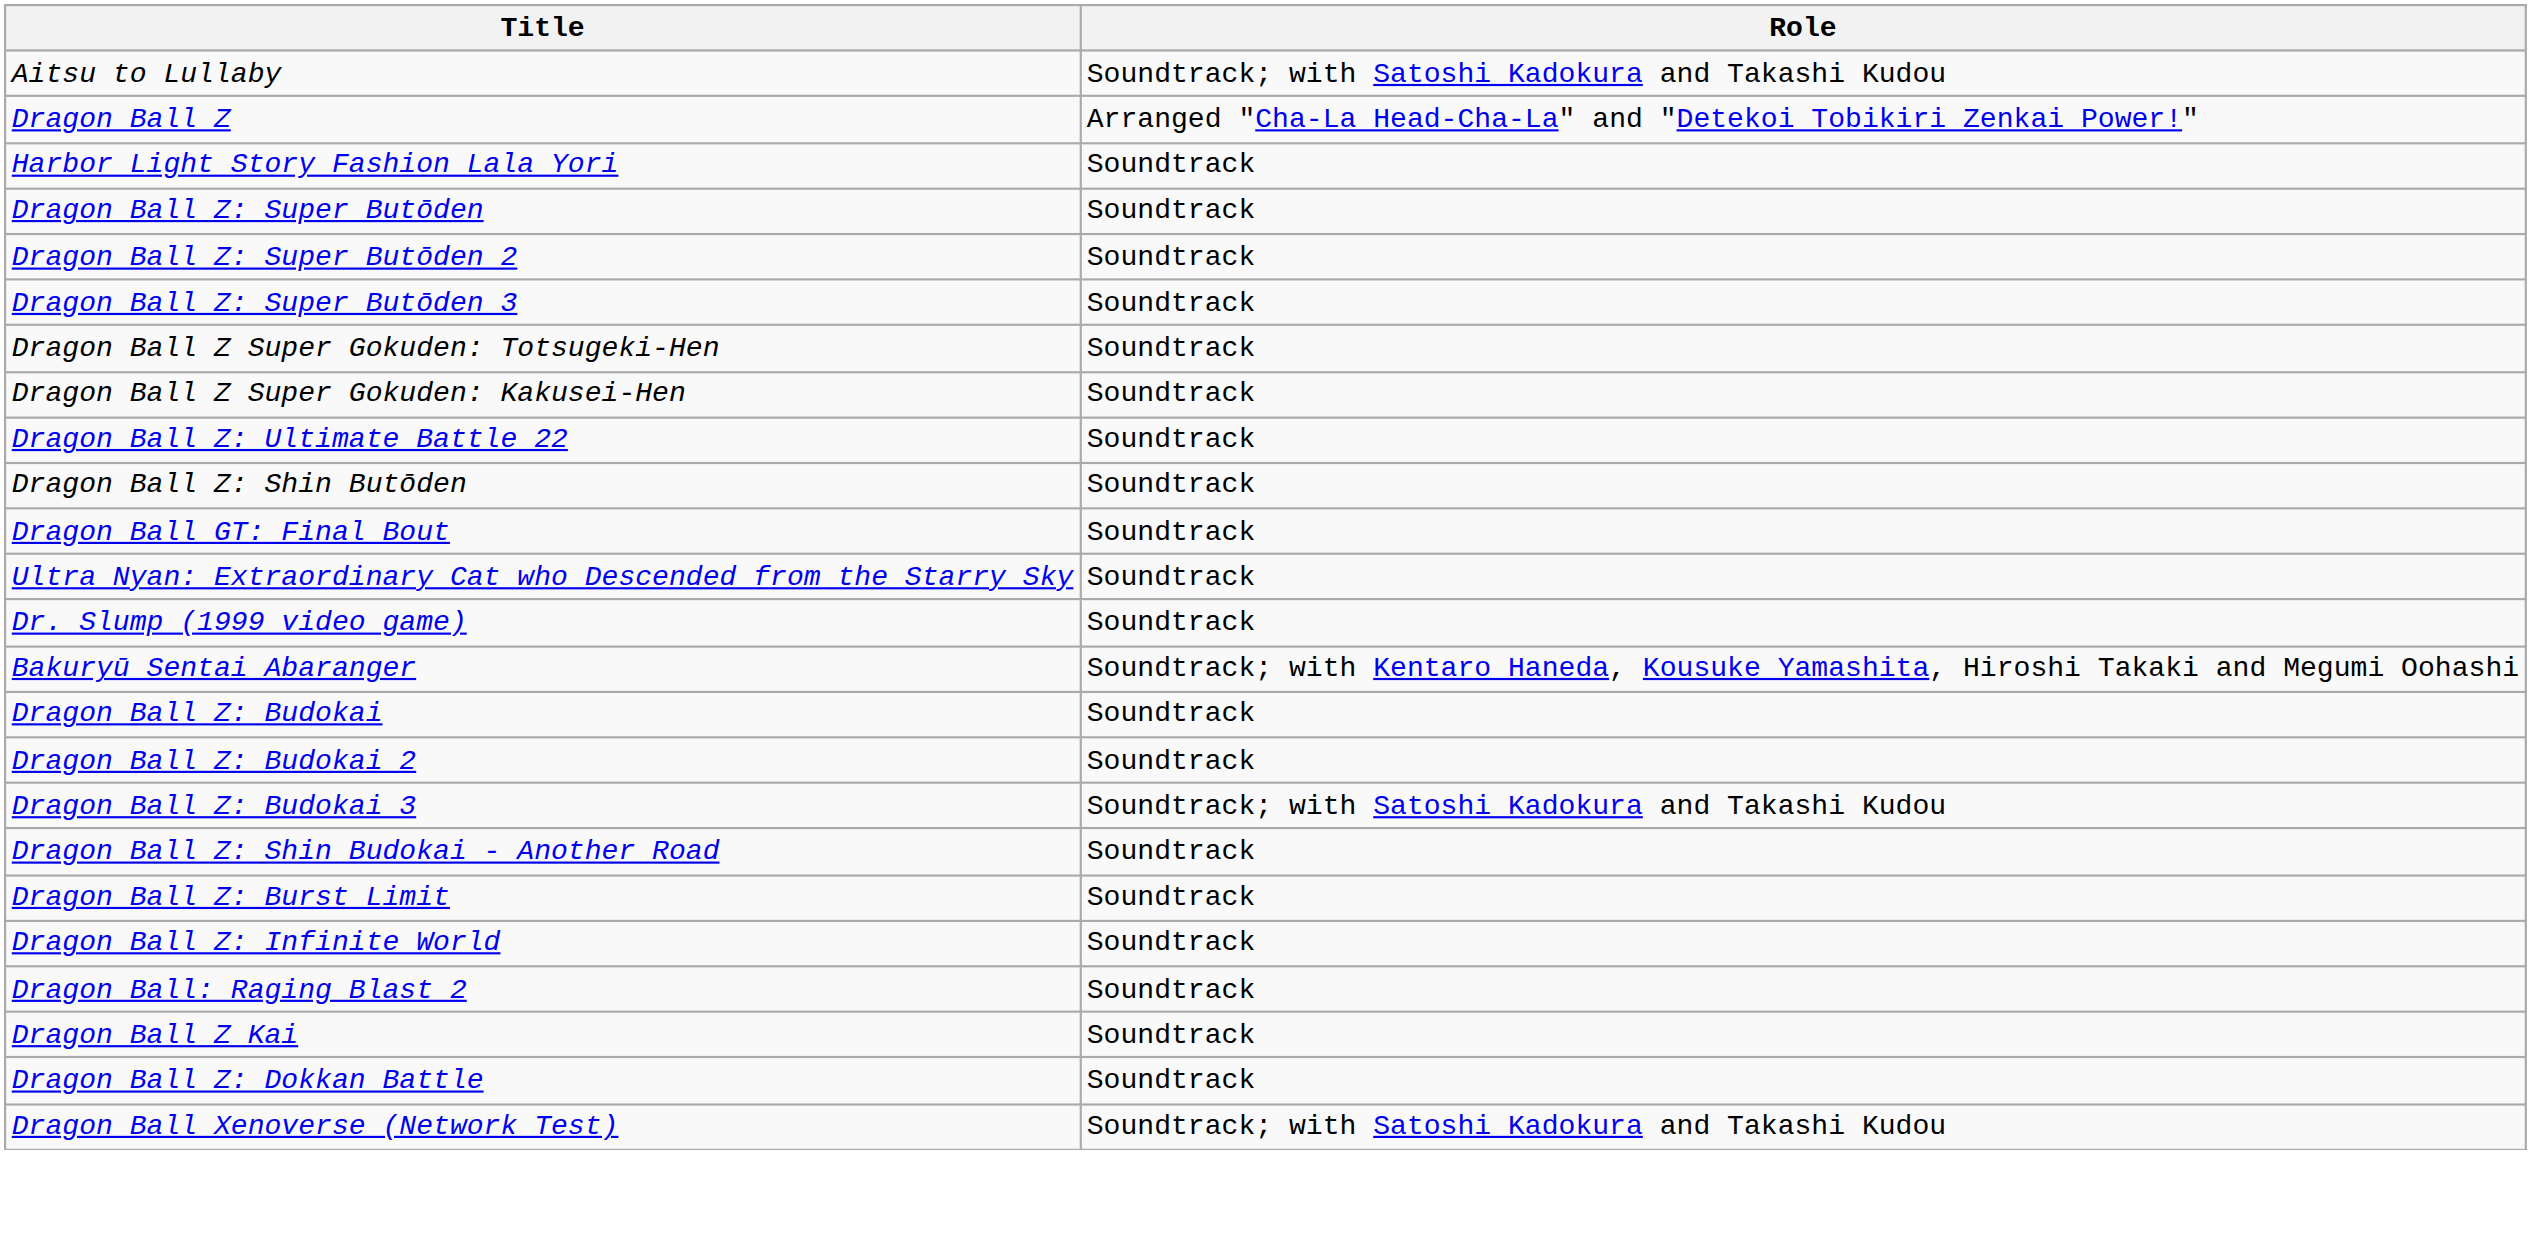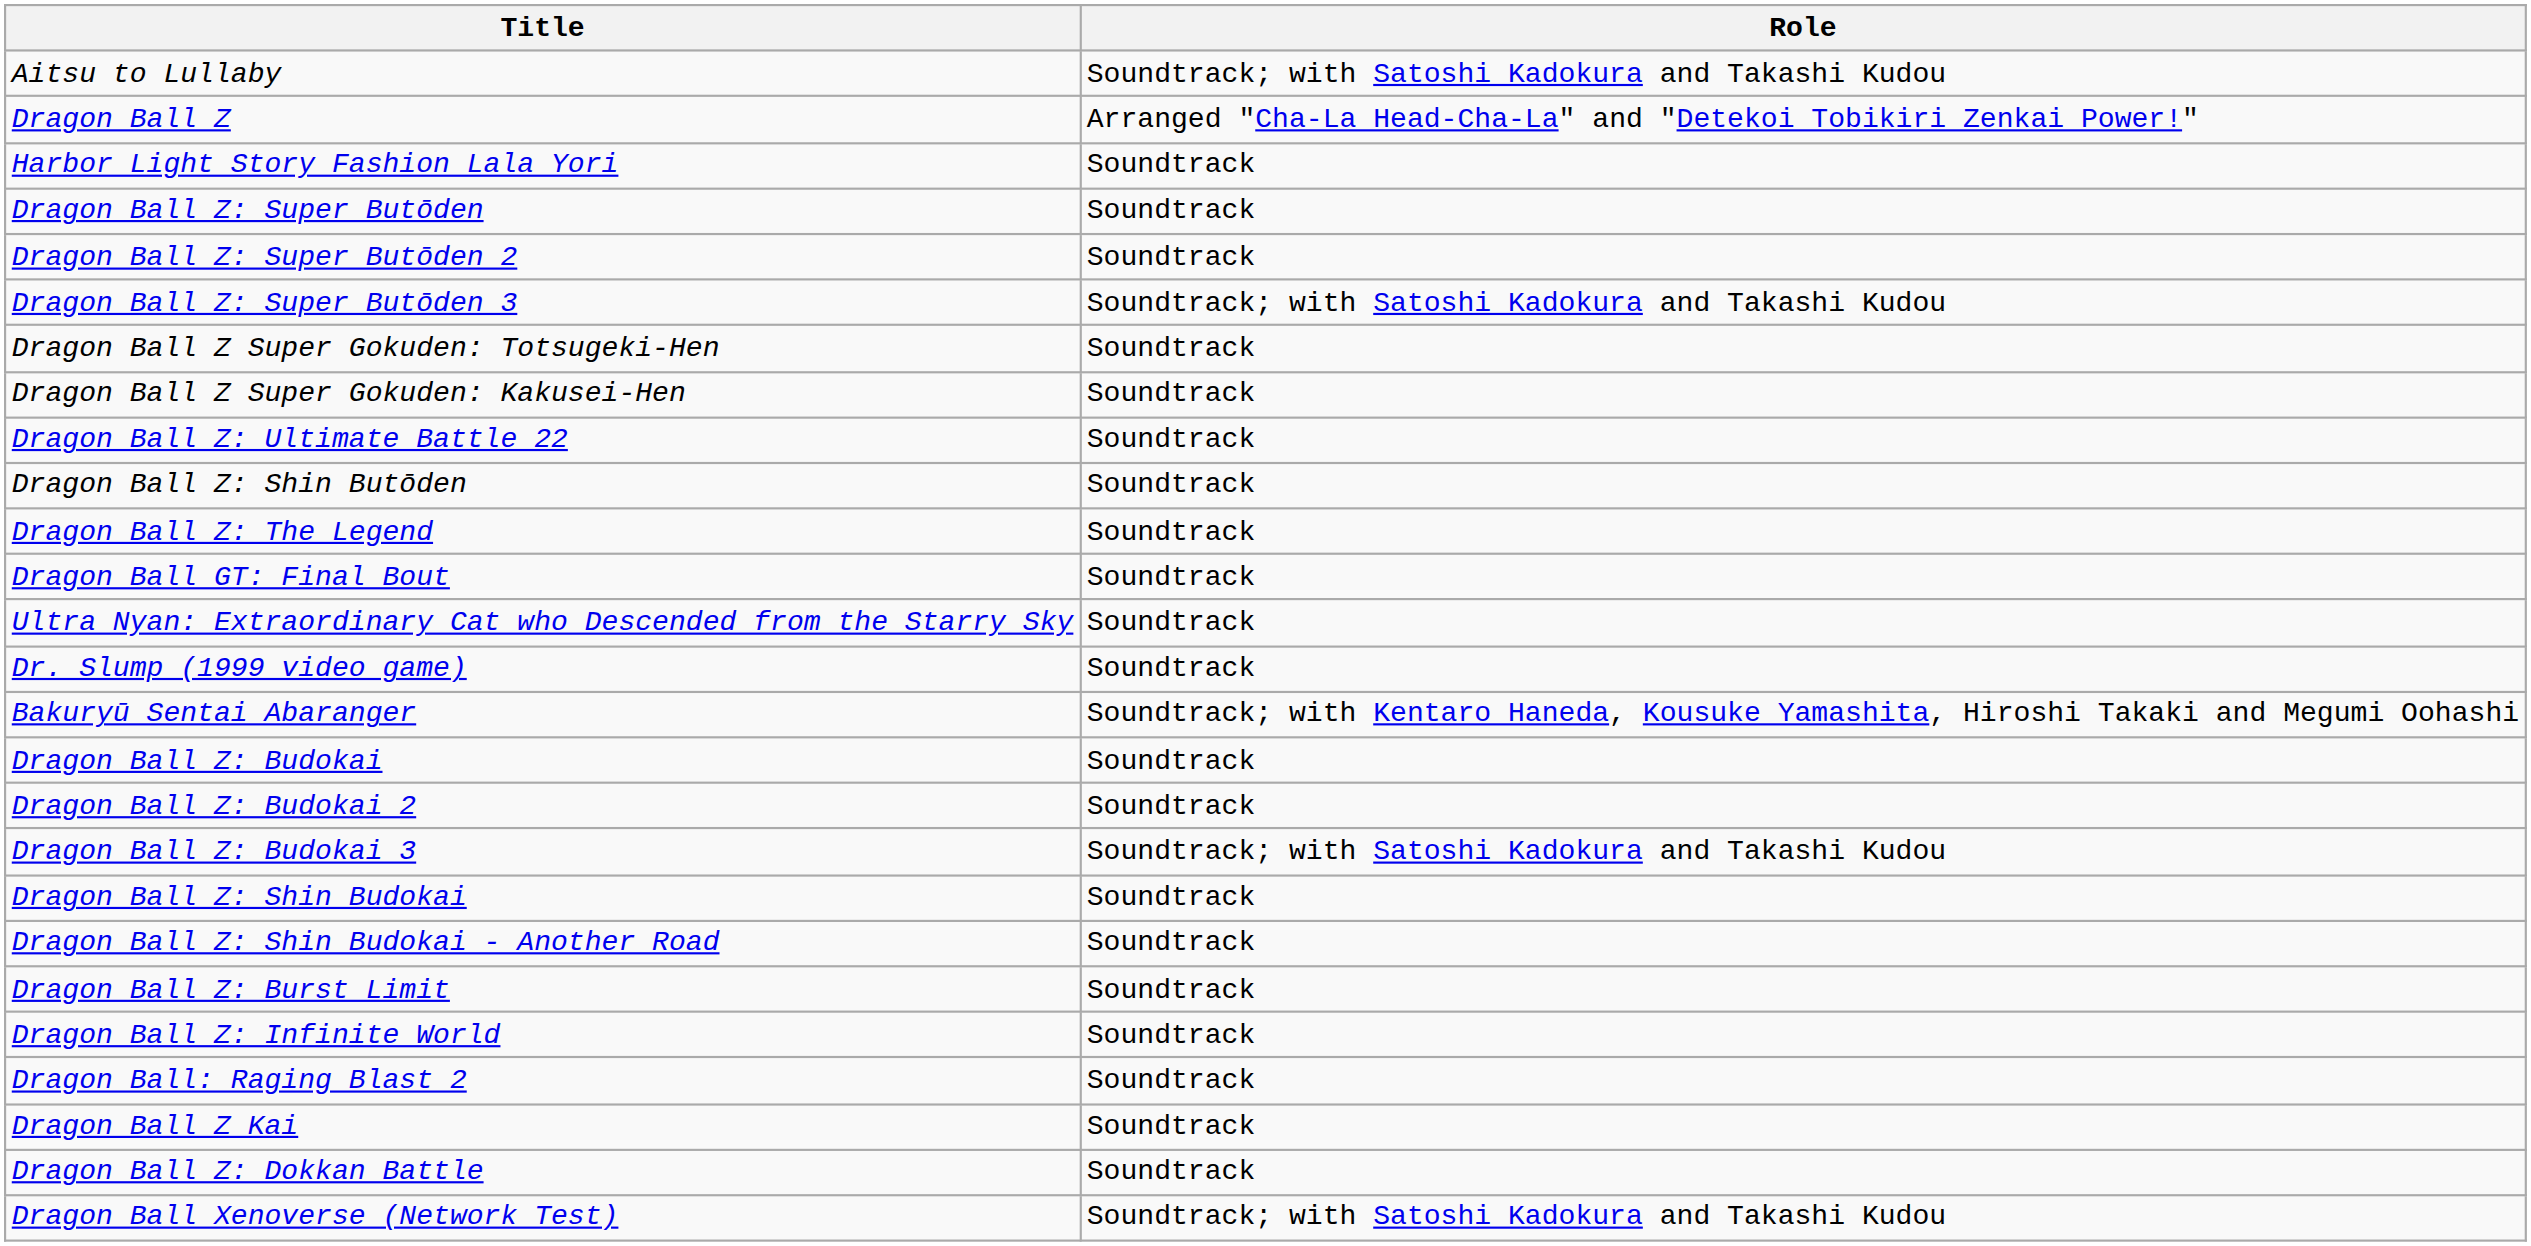(1171, 303) Soundtrack -> (1516, 303) Soundtrack; with Satoshi Kadokura and Takashi Kudou
+ row: (222, 531)
+ row: (239, 897)
